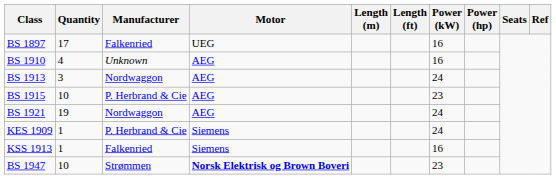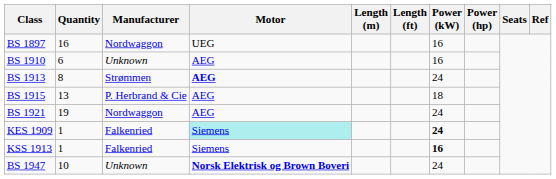(63, 43) 17 -> (63, 43) 16
(129, 43) Falkenried -> (134, 43) Nordwaggon
(60, 60) 4 -> (60, 60) 6
(60, 78) 3 -> (60, 78) 8
(134, 78) Nordwaggon -> (128, 78) Strømmen
(203, 78) normal -> (204, 78) bold
(63, 95) 10 -> (63, 95) 13
(437, 95) 23 -> (437, 95) 18
(146, 130) P. Herbrand & Cie -> (129, 130) Falkenried
(210, 130) no background -> (210, 130) paleturquoise background
(437, 130) normal -> (437, 130) bold
(437, 148) normal -> (437, 148) bold
(128, 165) Strømmen -> (126, 165) Unknown
(437, 165) 23 -> (437, 165) 24
